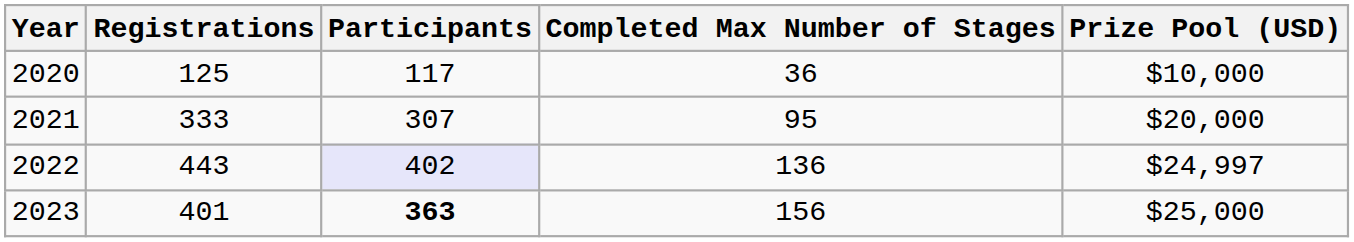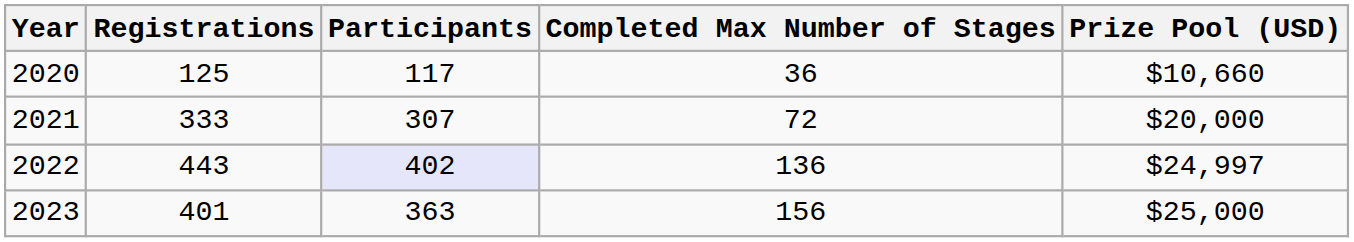(1205, 74) $10,000 -> (1205, 74) $10,660
(801, 121) 95 -> (801, 121) 72
(430, 213) bold -> (430, 213) normal
